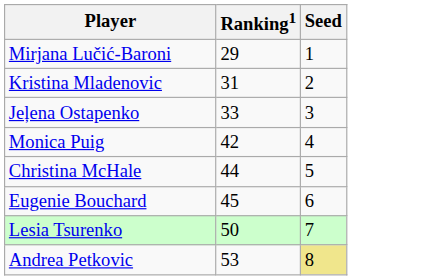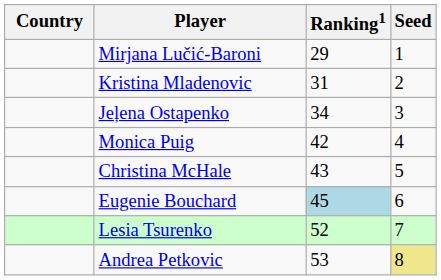+ column: (49, 21)
(230, 112) 33 -> (319, 112) 34
(230, 171) 44 -> (319, 171) 43
(230, 200) no background -> (319, 200) lightblue background
(230, 230) 50 -> (319, 230) 52
